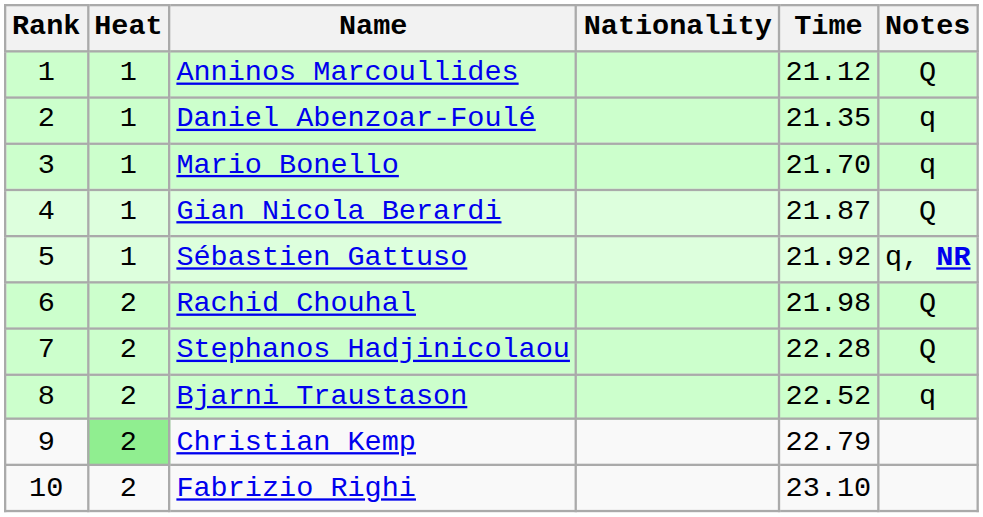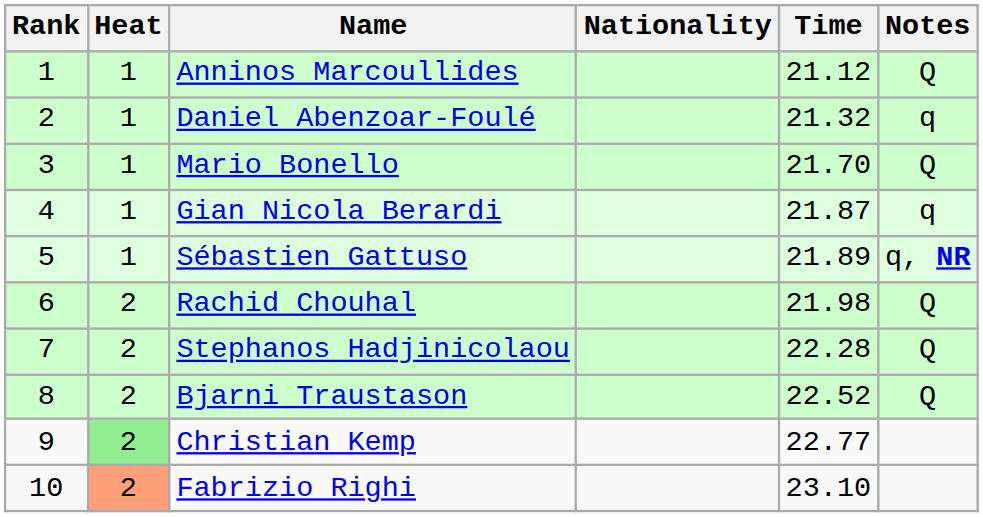(828, 121) 21.35 -> (828, 121) 21.32
(928, 167) q -> (928, 167) Q
(928, 213) Q -> (928, 213) q
(828, 259) 21.92 -> (828, 259) 21.89
(928, 397) q -> (928, 397) Q
(828, 443) 22.79 -> (828, 443) 22.77
(128, 489) no background -> (128, 489) lightsalmon background
